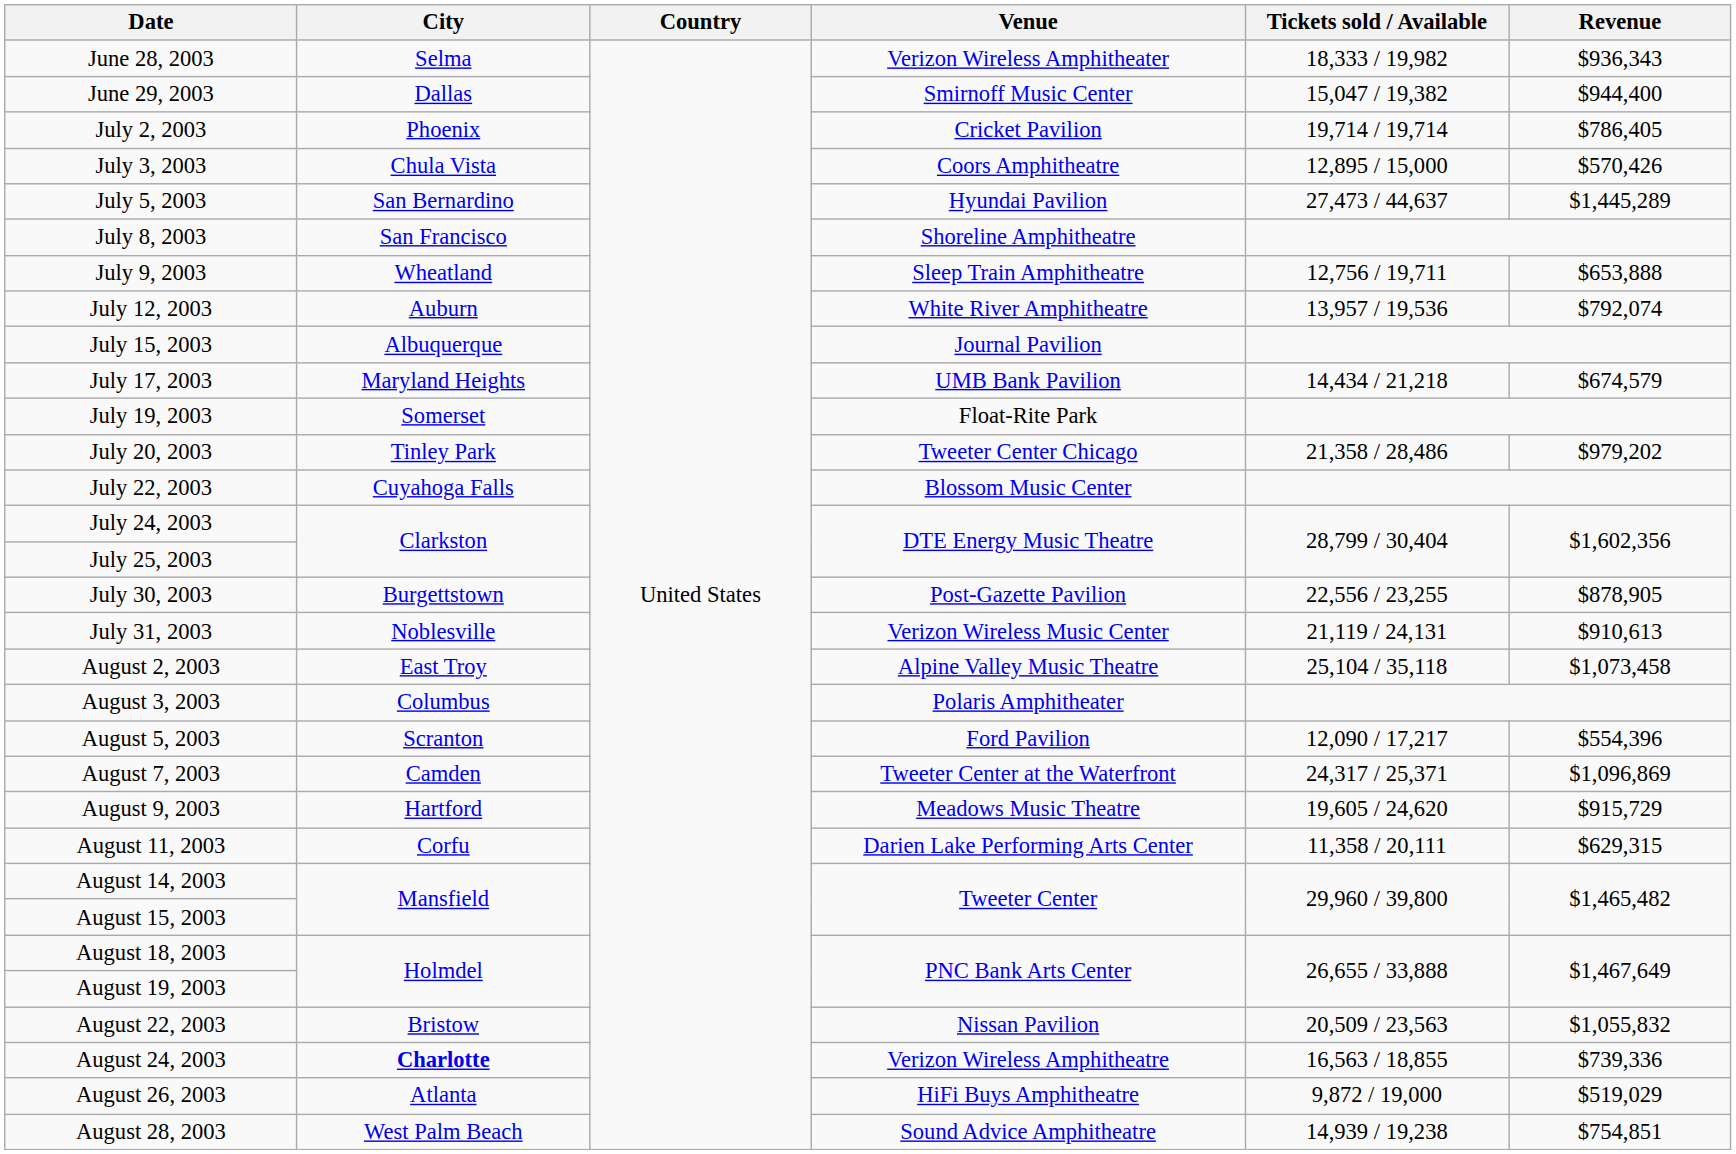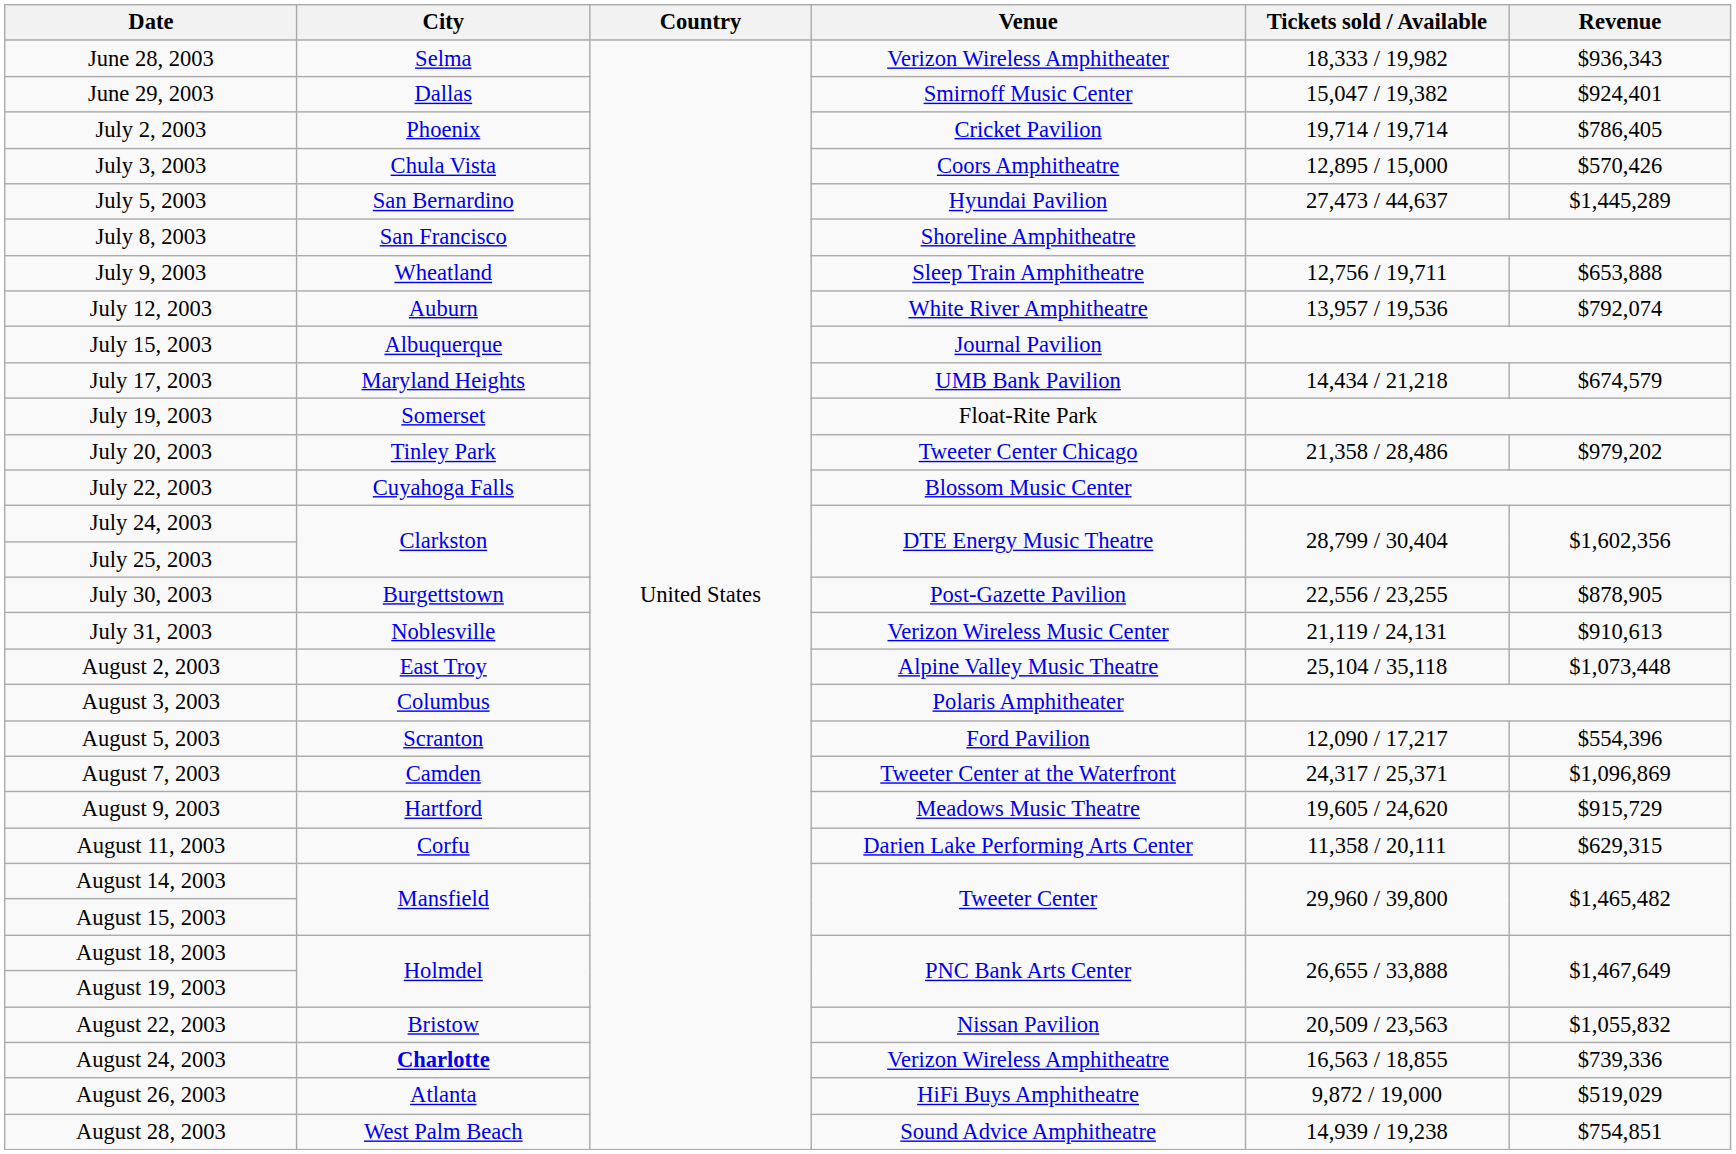(1620, 93) $944,400 -> (1620, 93) $924,401
(1620, 666) $1,073,458 -> (1620, 666) $1,073,448
